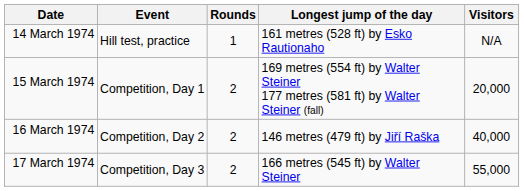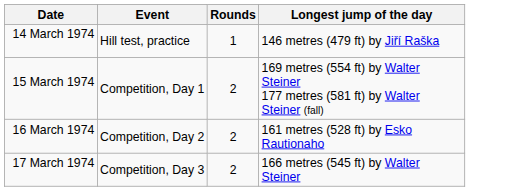- column: (491, 14)
(337, 41) 161 metres (528 ft) by Esko Rautionaho -> (350, 41) 146 metres (479 ft) by Jiří Raška
(350, 136) 146 metres (479 ft) by Jiří Raška -> (337, 136) 161 metres (528 ft) by Esko Rautionaho
